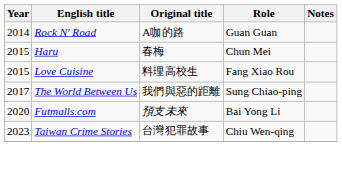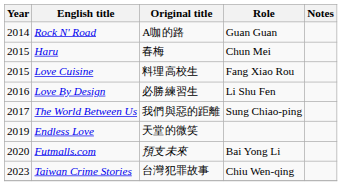+ row: (70, 91)
+ row: (64, 131)
